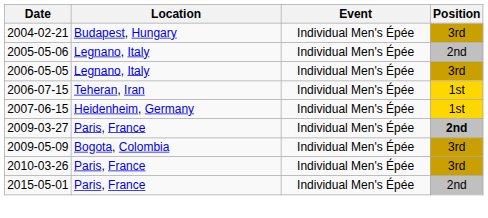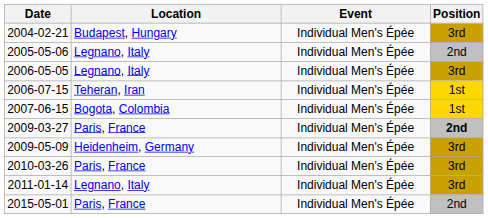(134, 109) Heidenheim, Germany -> (122, 109) Bogota, Colombia
(122, 147) Bogota, Colombia -> (134, 147) Heidenheim, Germany
+ row: (38, 185)
